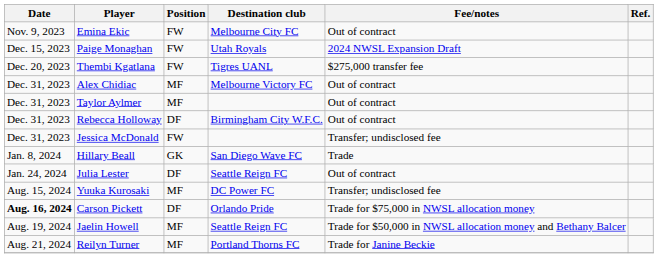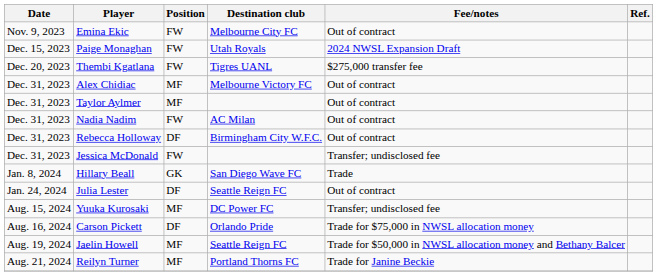+ row: (106, 119)
(39, 208) bold -> (39, 226) normal
